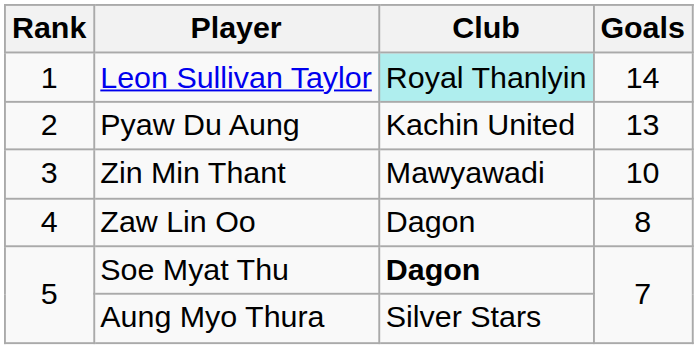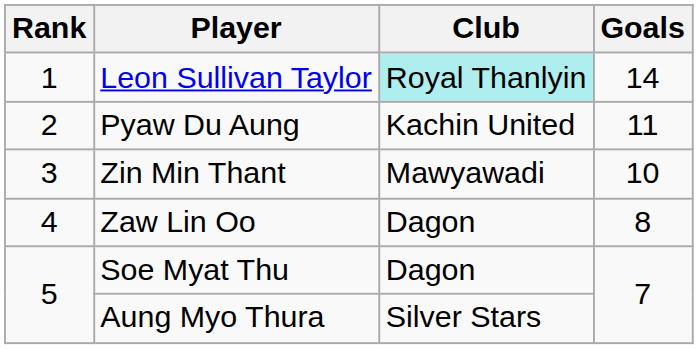(643, 125) 13 -> (643, 125) 11
(433, 269) bold -> (431, 269) normal
